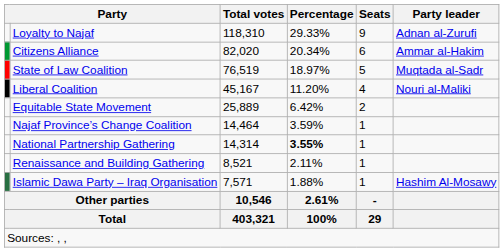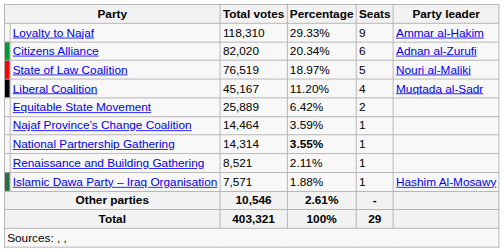(436, 33) Adnan al-Zurufi -> (440, 33) Ammar al-Hakim
(440, 51) Ammar al-Hakim -> (436, 51) Adnan al-Zurufi
(440, 70) Muqtada al-Sadr -> (433, 70) Nouri al-Maliki
(433, 89) Nouri al-Maliki -> (440, 89) Muqtada al-Sadr
